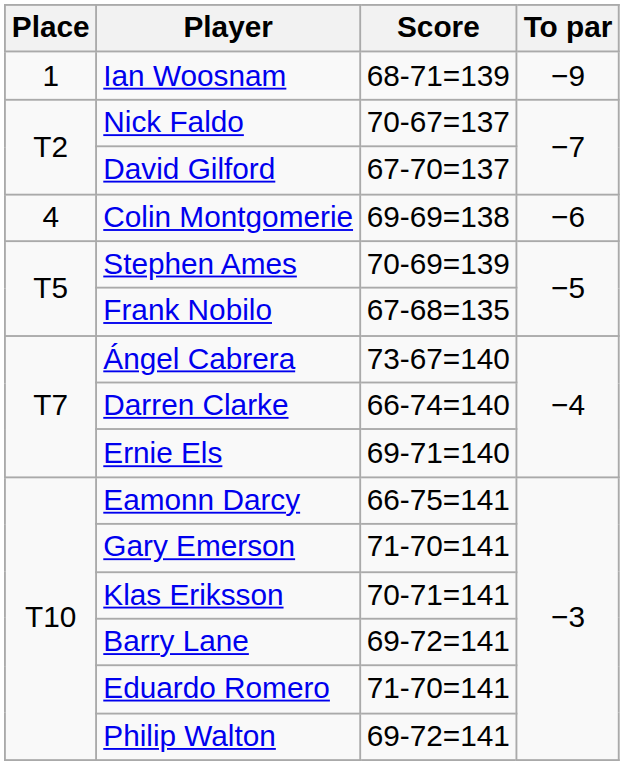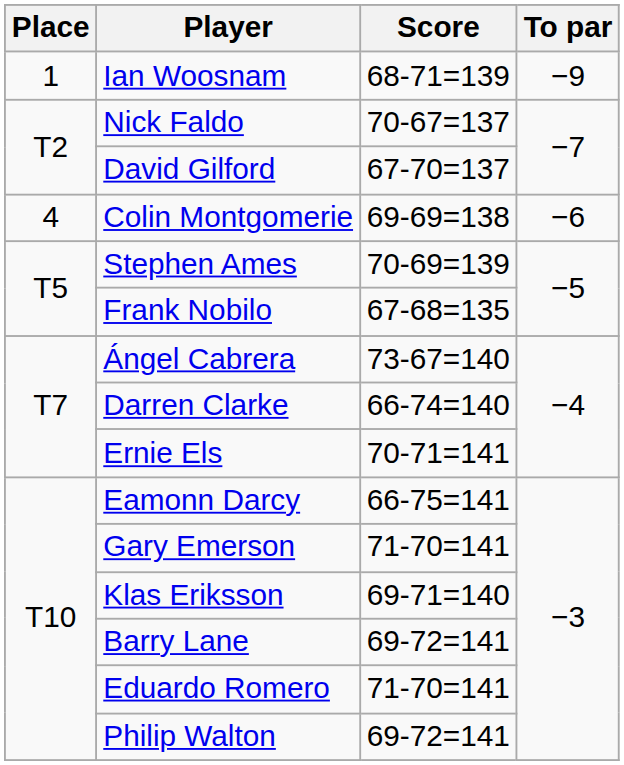(438, 452) 69-71=140 -> (438, 452) 70-71=141
(438, 594) 70-71=141 -> (438, 594) 69-71=140
